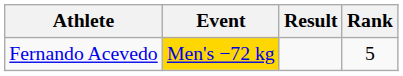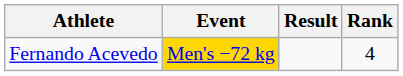(370, 53) 5 -> (370, 53) 4
